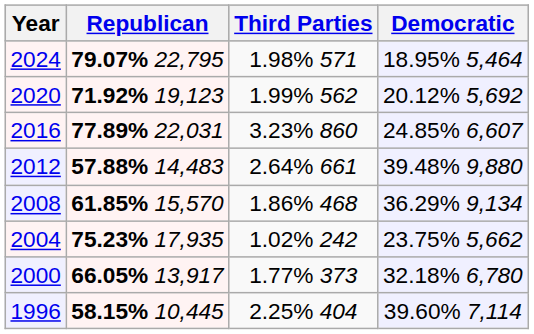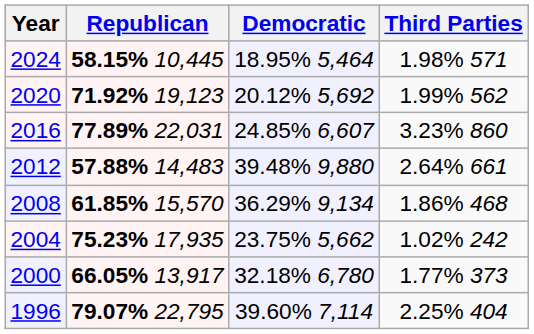columns swapped: (453, 23) <-> (303, 23)
(148, 59) 79.07% 22,795 -> (148, 59) 58.15% 10,445
(148, 310) 58.15% 10,445 -> (148, 310) 79.07% 22,795
